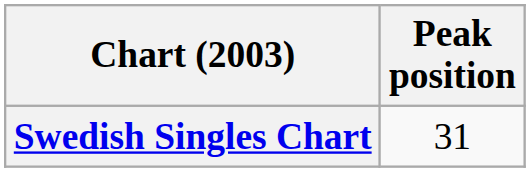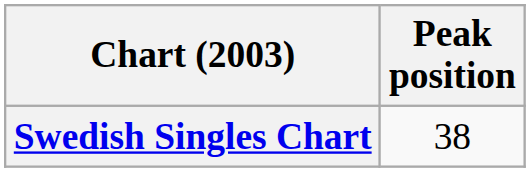(452, 135) 31 -> (452, 135) 38
